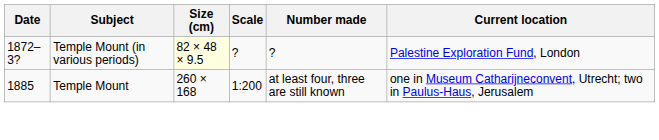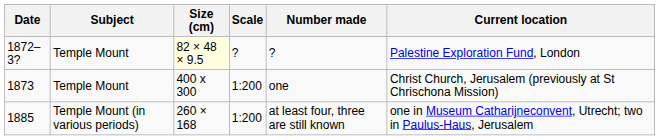(99, 53) Temple Mount (in various periods) -> (91, 53) Temple Mount
+ row: (20, 85)
(91, 85) Temple Mount -> (99, 118) Temple Mount (in various periods)
